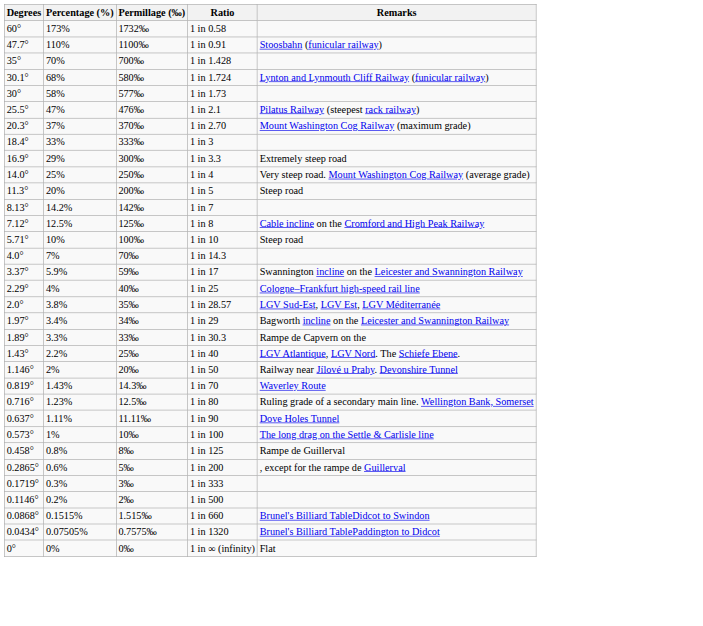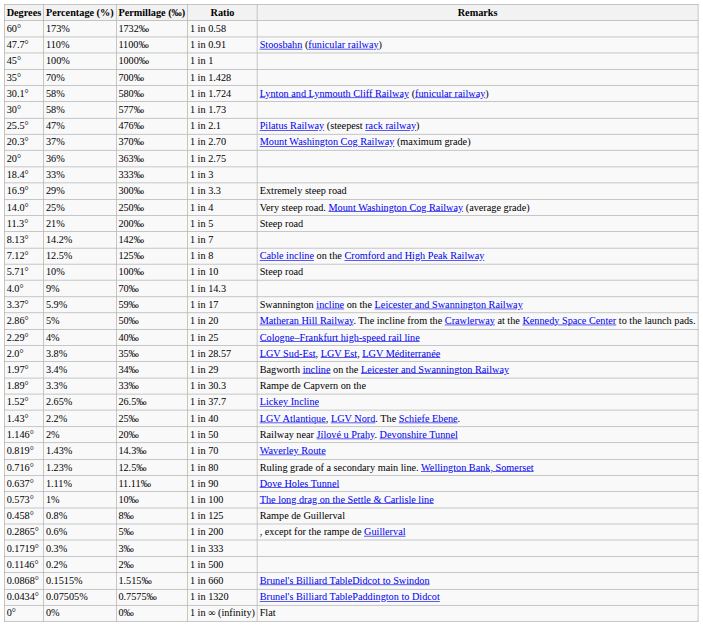+ row: (202, 61)
(55, 77) 68% -> (55, 93) 58%
+ row: (208, 158)
(55, 191) 20% -> (55, 223) 21%
(53, 256) 7% -> (53, 288) 9%
+ row: (204, 321)
+ row: (208, 402)
